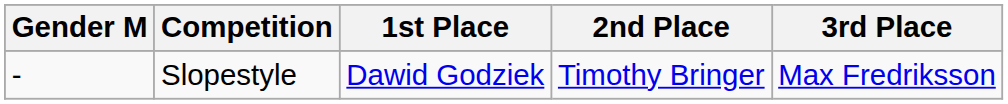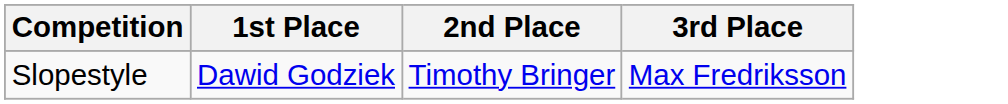- column: (80, 27)
